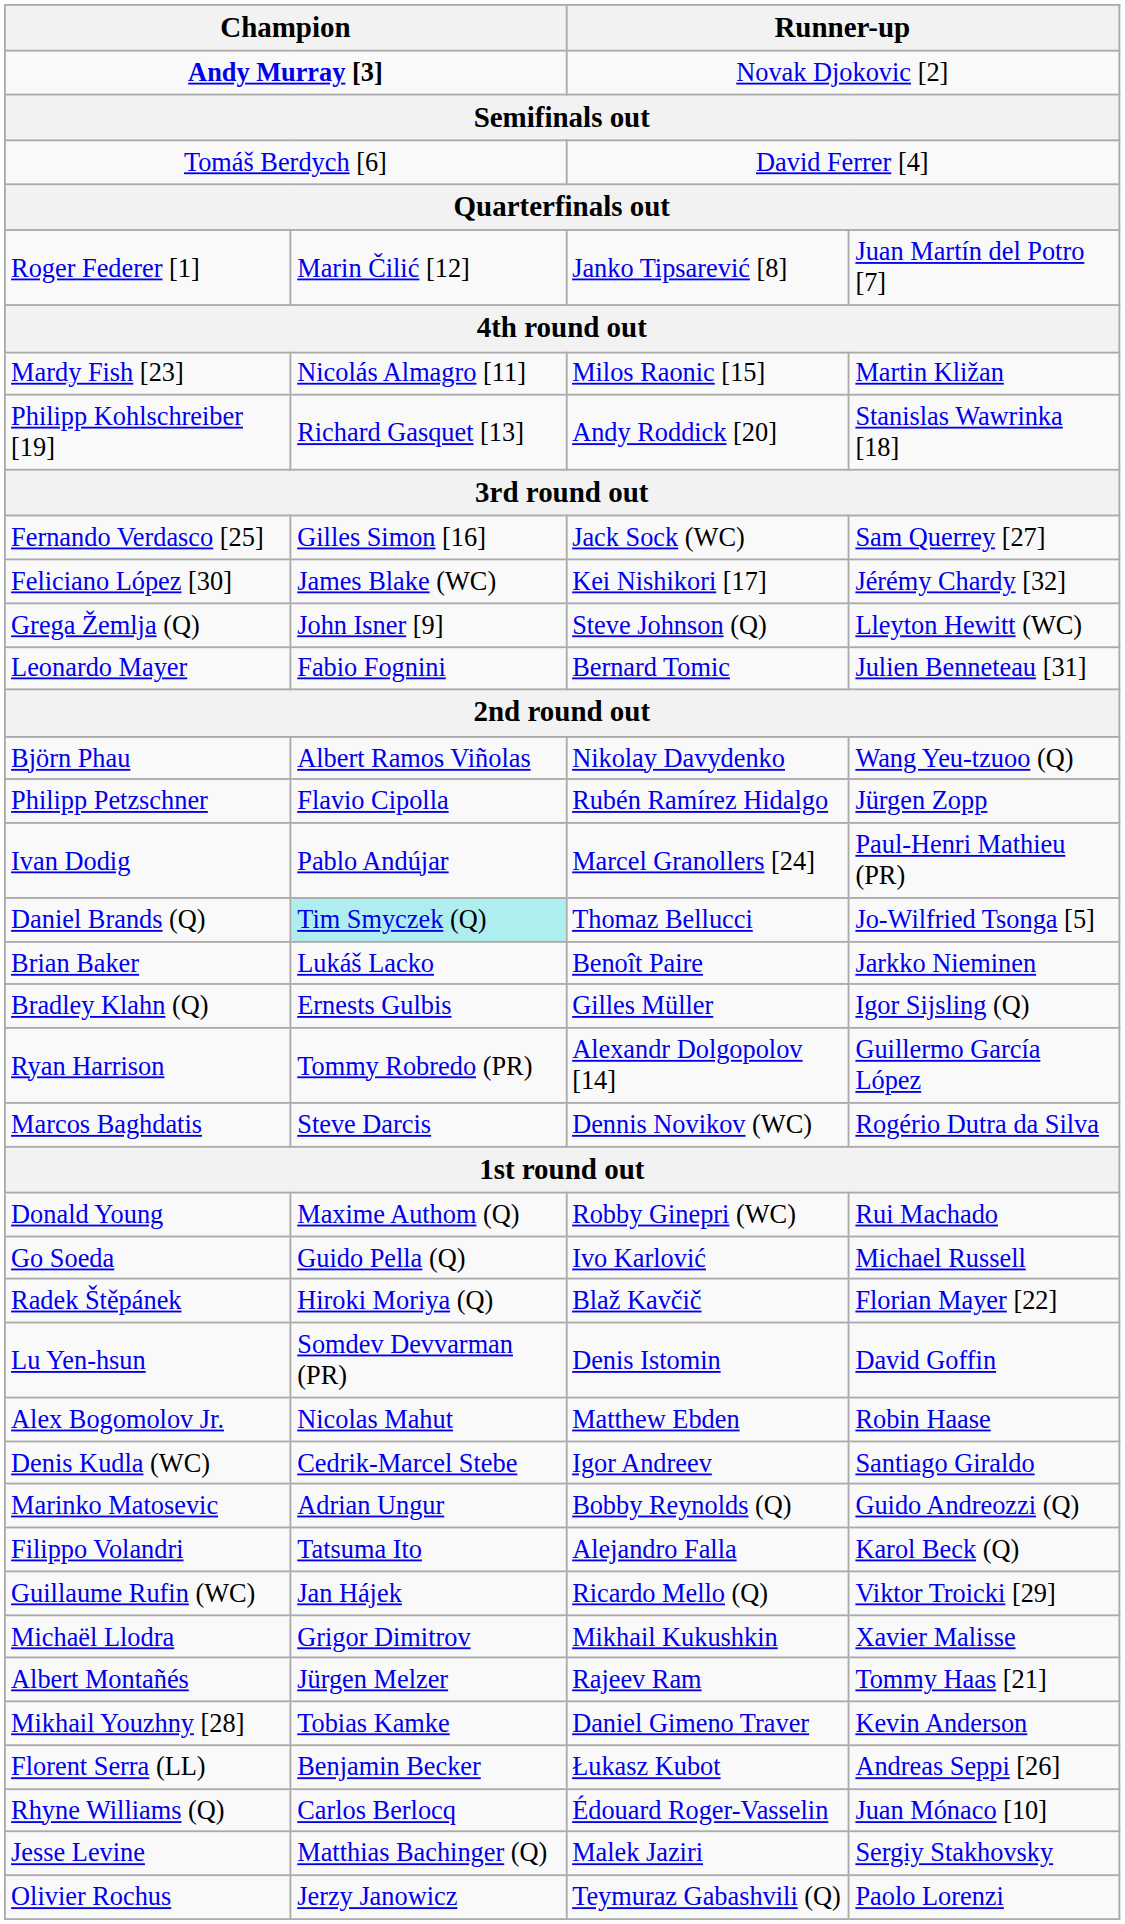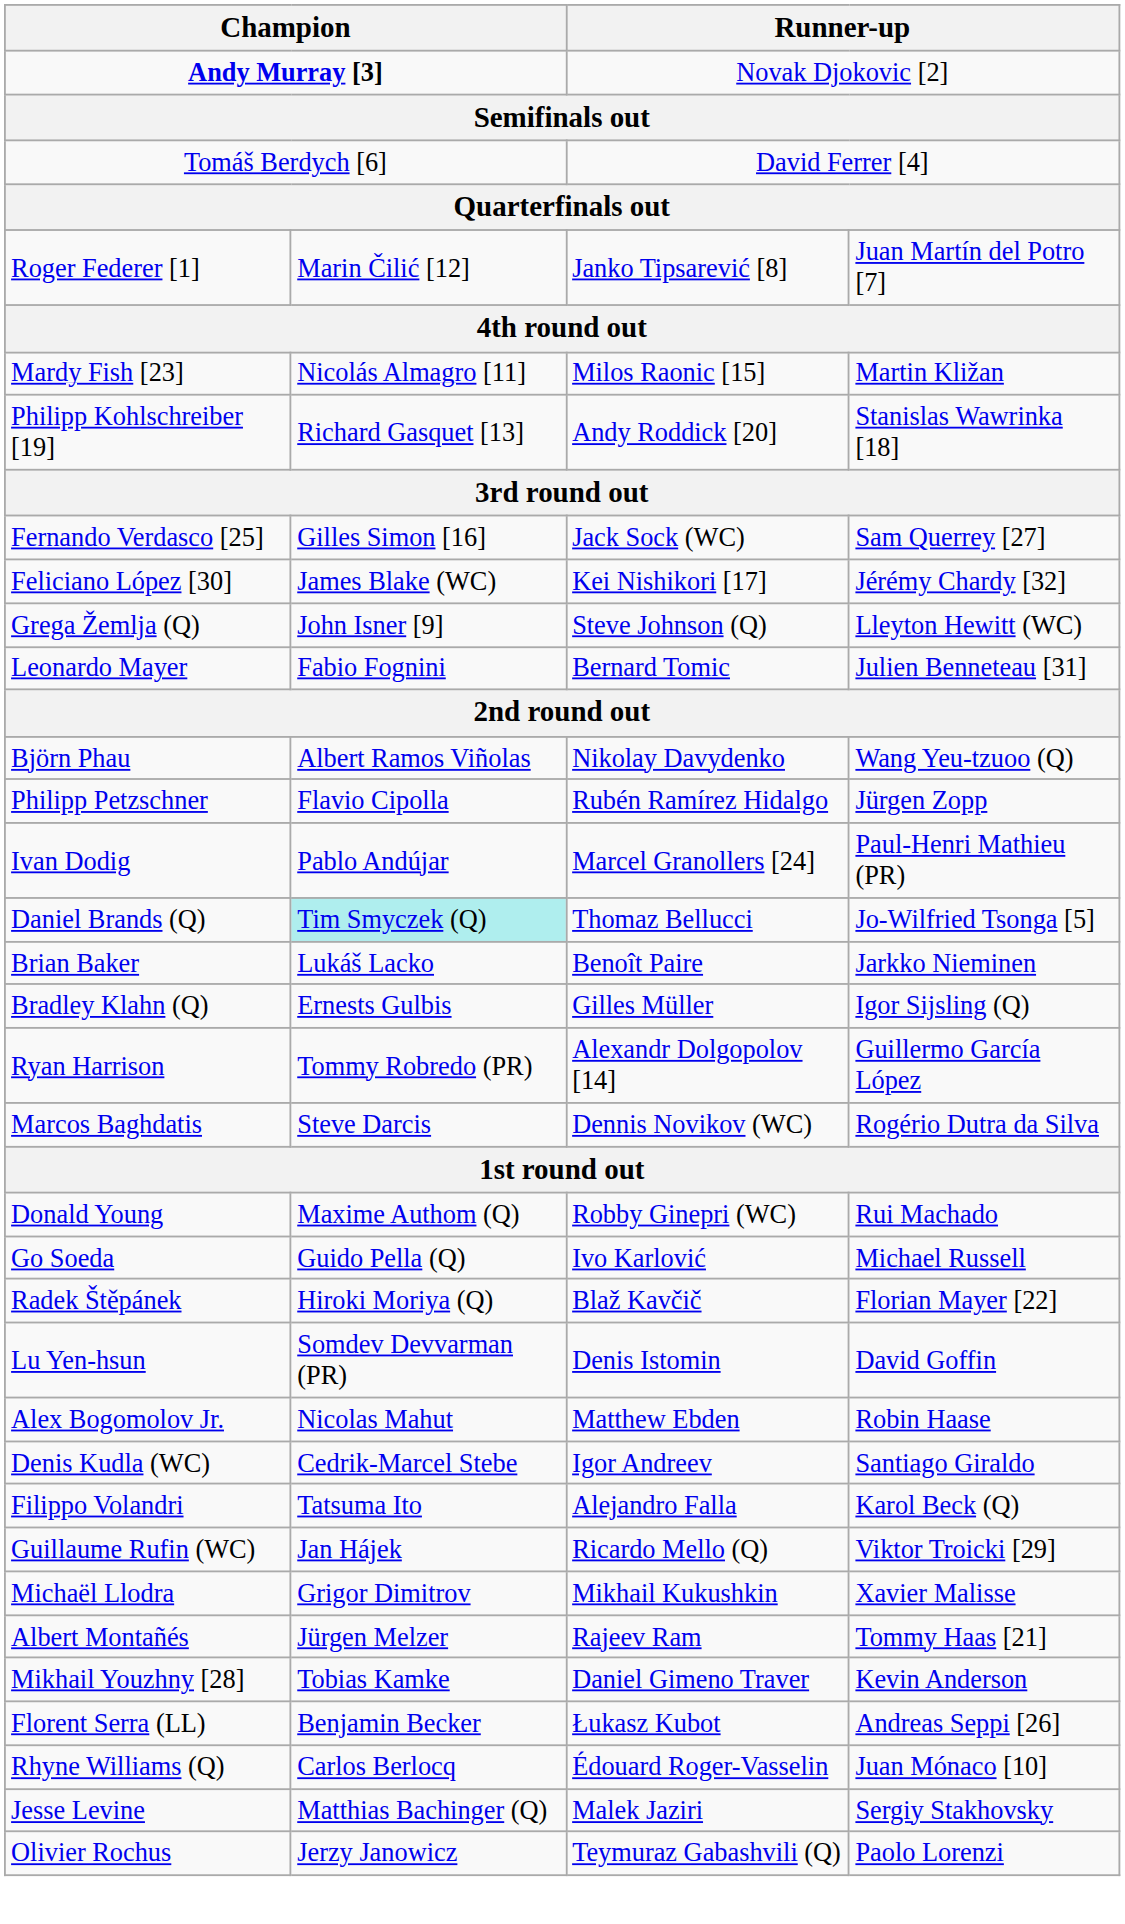- row: (115, 1506)
